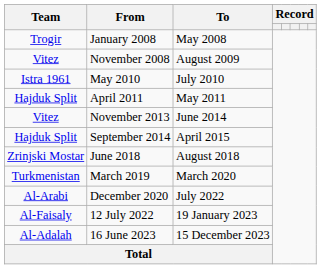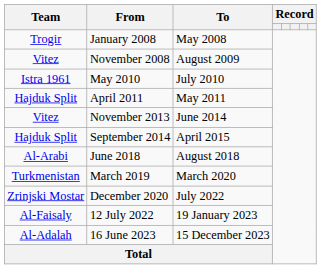(46, 156) Zrinjski Mostar -> (46, 156) Al-Arabi
(46, 195) Al-Arabi -> (46, 195) Zrinjski Mostar
